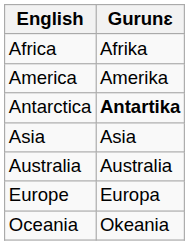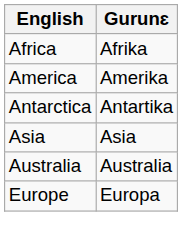(140, 107) bold -> (137, 107) normal
- row: (43, 225)
